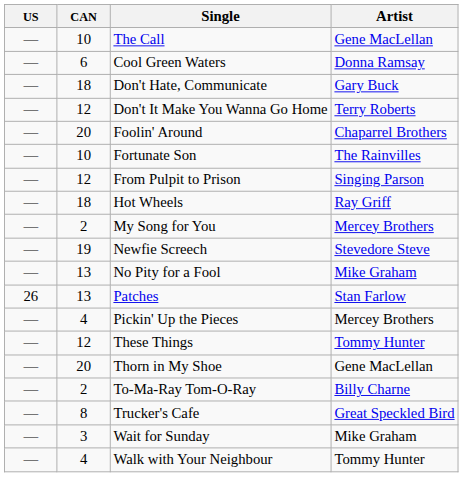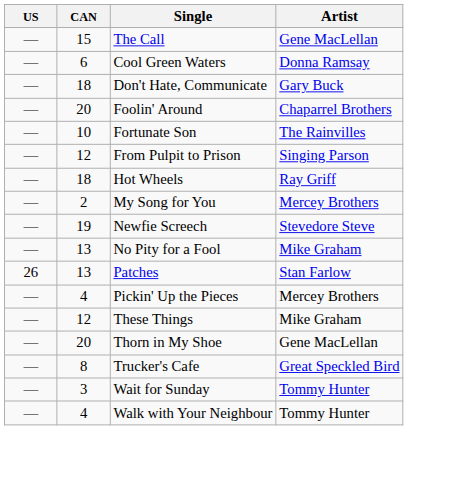(84, 39) 10 -> (84, 39) 15
- row: (221, 109)
(379, 343) Tommy Hunter -> (320, 319) Mike Graham
- row: (185, 389)
(376, 436) Mike Graham -> (324, 389) Tommy Hunter
